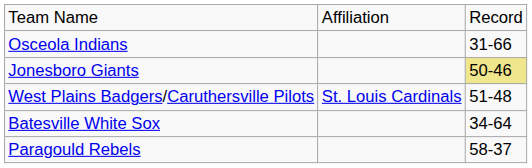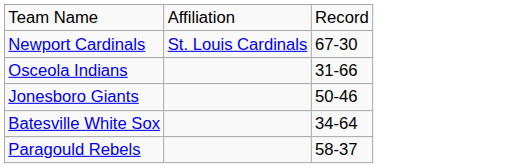+ row: (77, 44)
(490, 70) khaki background -> (336, 96) no background
- row: (161, 96)
